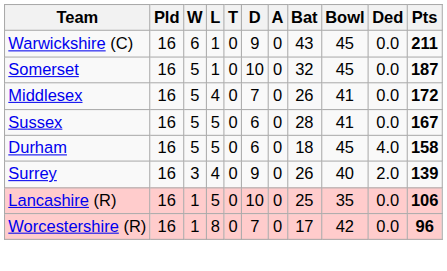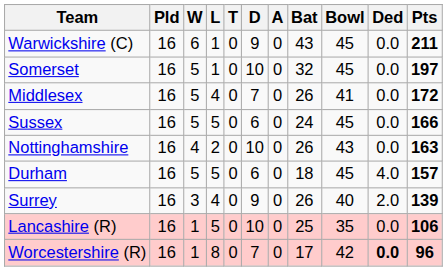(425, 69) 187 -> (425, 69) 197
(304, 122) 28 -> (304, 122) 24
(345, 122) 41 -> (345, 122) 45
(425, 122) 167 -> (425, 122) 166
+ row: (68, 148)
(425, 148) 158 -> (425, 174) 157
(388, 226) normal -> (388, 252) bold
